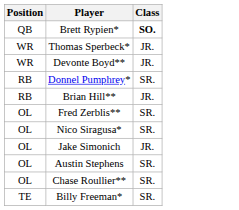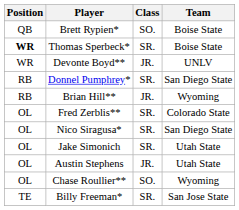+ column: (198, 12)
(147, 29) bold -> (147, 29) normal
(25, 46) normal -> (25, 46) bold
(147, 46) JR. -> (147, 46) SR.
(147, 146) JR. -> (147, 146) SR.
(147, 163) SR. -> (147, 163) JR.
(147, 180) SR. -> (147, 180) SO.
